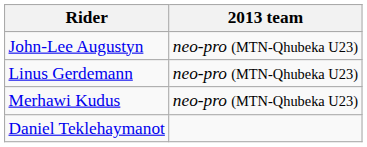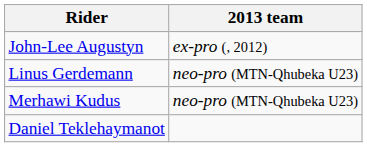(265, 45) neo-pro (MTN-Qhubeka U23) -> (220, 45) ex-pro (, 2012)
